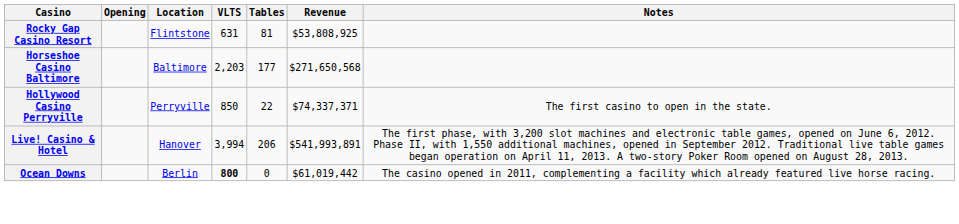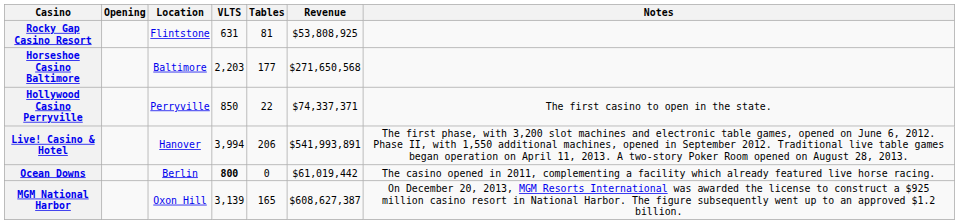+ row: (53, 200)
